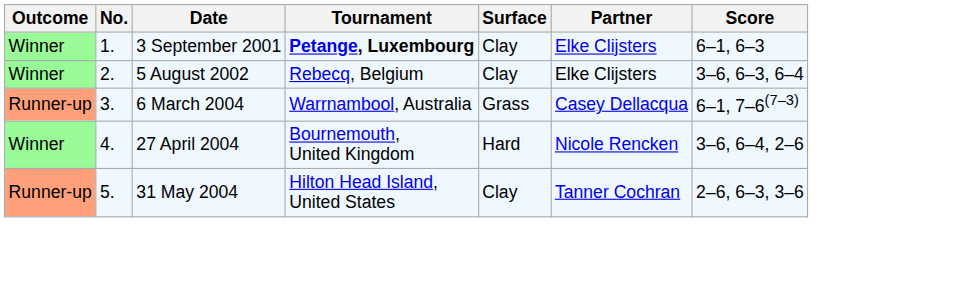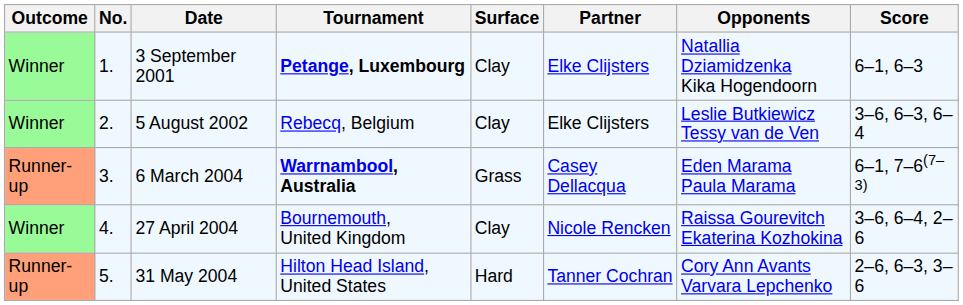+ column: (764, 18)
(380, 104) normal -> (339, 176) bold
(501, 144) Hard -> (492, 228) Clay
(500, 192) Clay -> (494, 276) Hard
